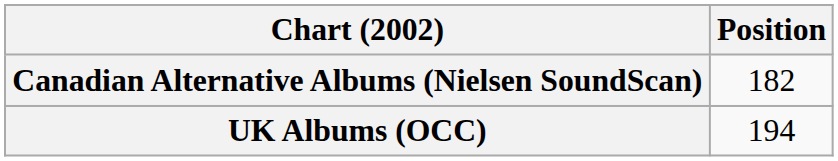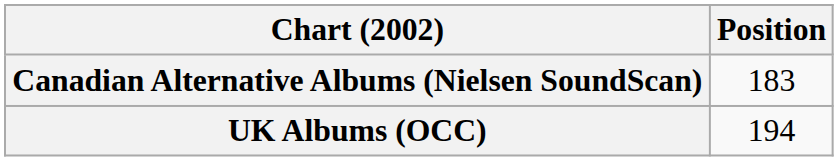(772, 79) 182 -> (772, 79) 183
